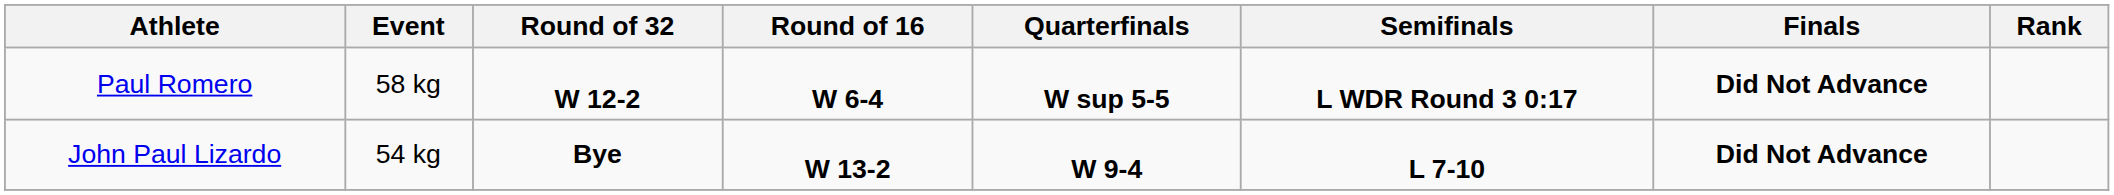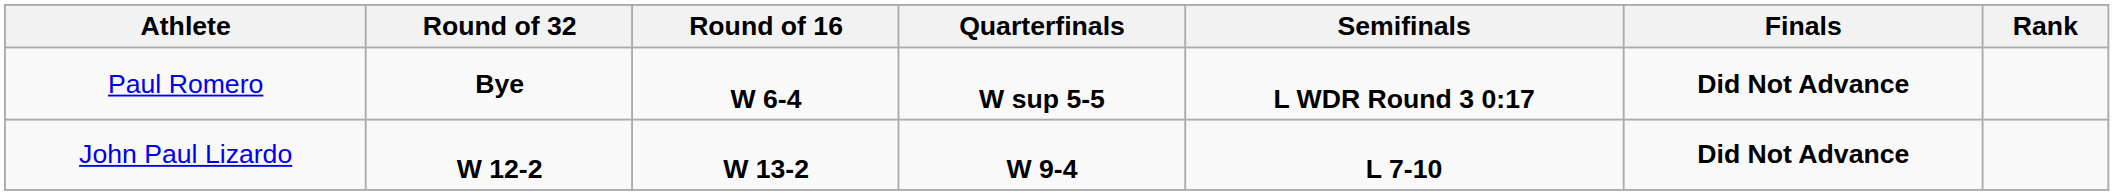- column: (408, 26)
(597, 98) W 12-2 -> (500, 83) Bye
(597, 155) Bye -> (500, 170) W 12-2
